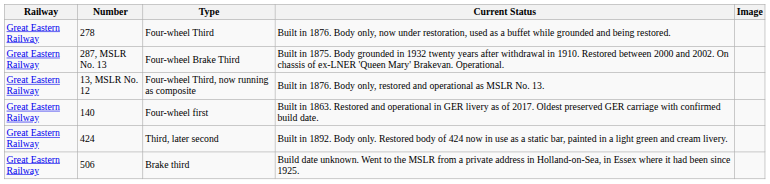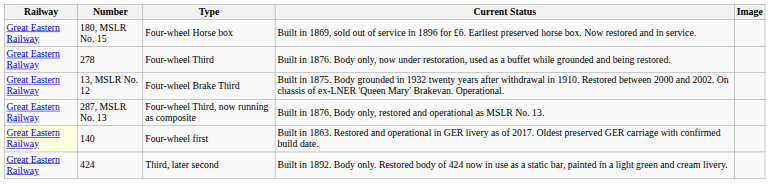+ row: (189, 33)
(103, 59) 287, MSLR No. 13 -> (109, 86) 13, MSLR No. 12
(109, 86) 13, MSLR No. 12 -> (103, 112) 287, MSLR No. 13
(33, 112) no background -> (33, 139) lightyellow background
- row: (167, 165)
